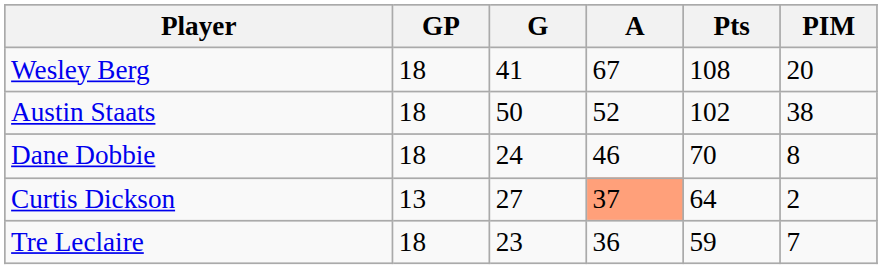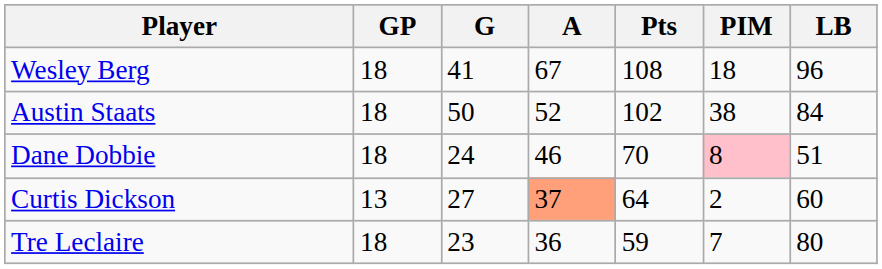+ column: (834, 26)
(800, 69) 20 -> (723, 69) 18
(793, 155) no background -> (716, 155) pink background
